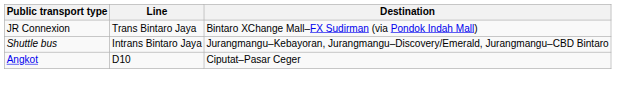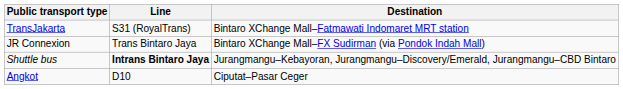+ row: (36, 28)
(157, 44) normal -> (161, 60) bold
